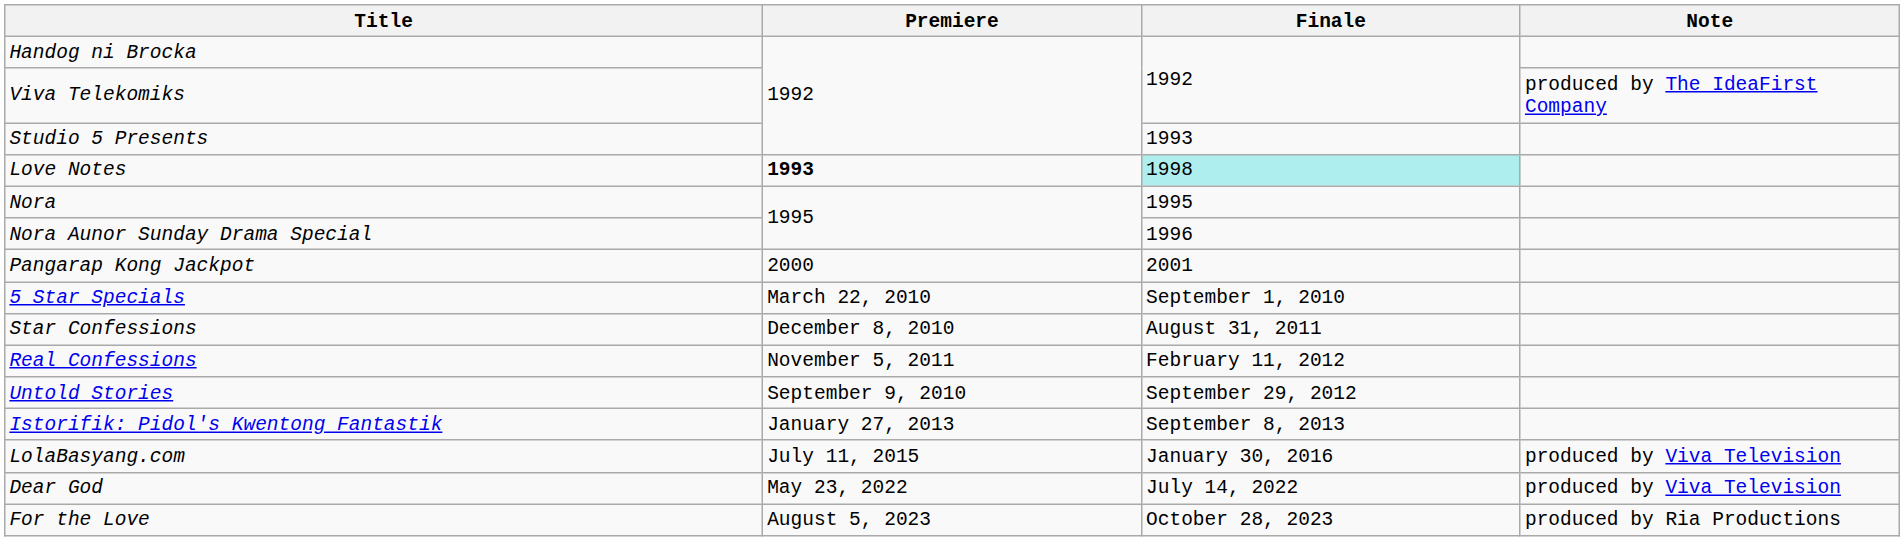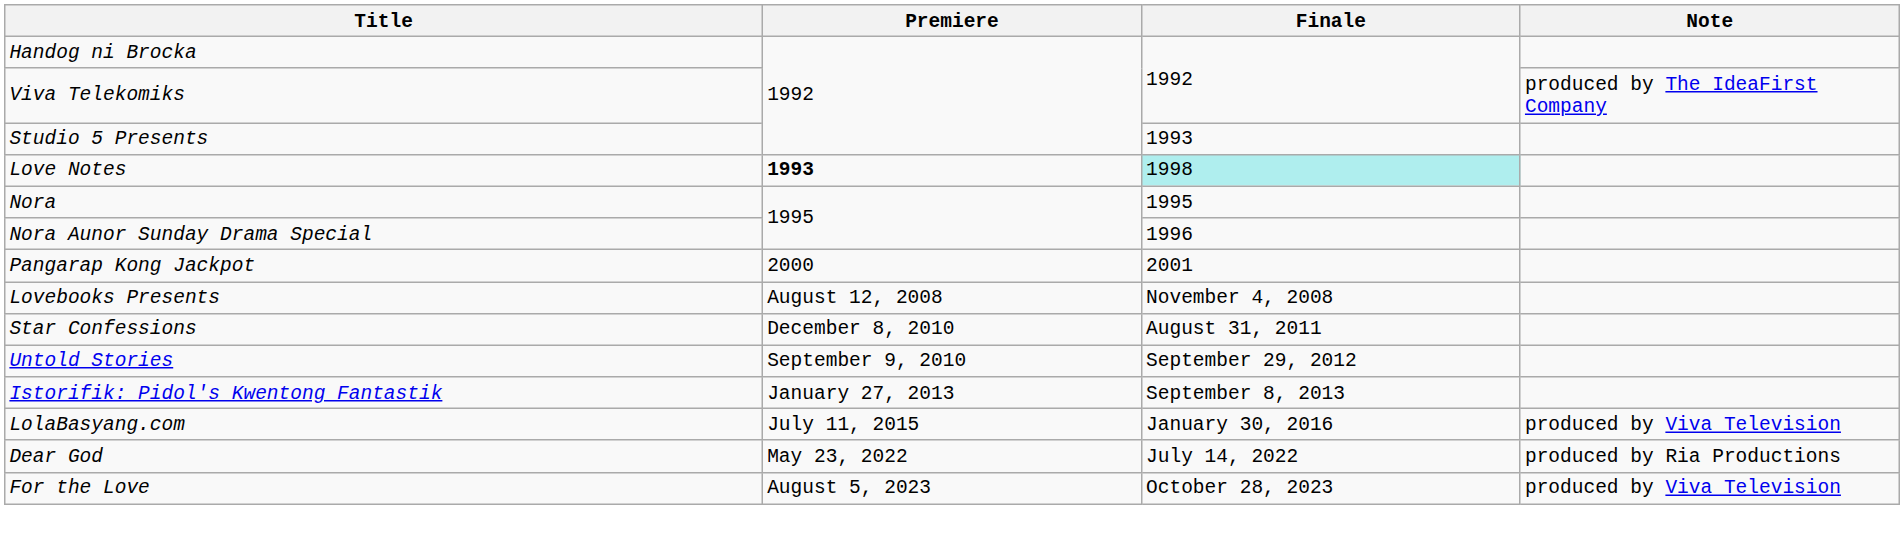+ row: (115, 297)
- row: (97, 297)
- row: (103, 361)
(1683, 488) produced by Viva Television -> (1683, 456) produced by Ria Productions
(1683, 520) produced by Ria Productions -> (1683, 488) produced by Viva Television
